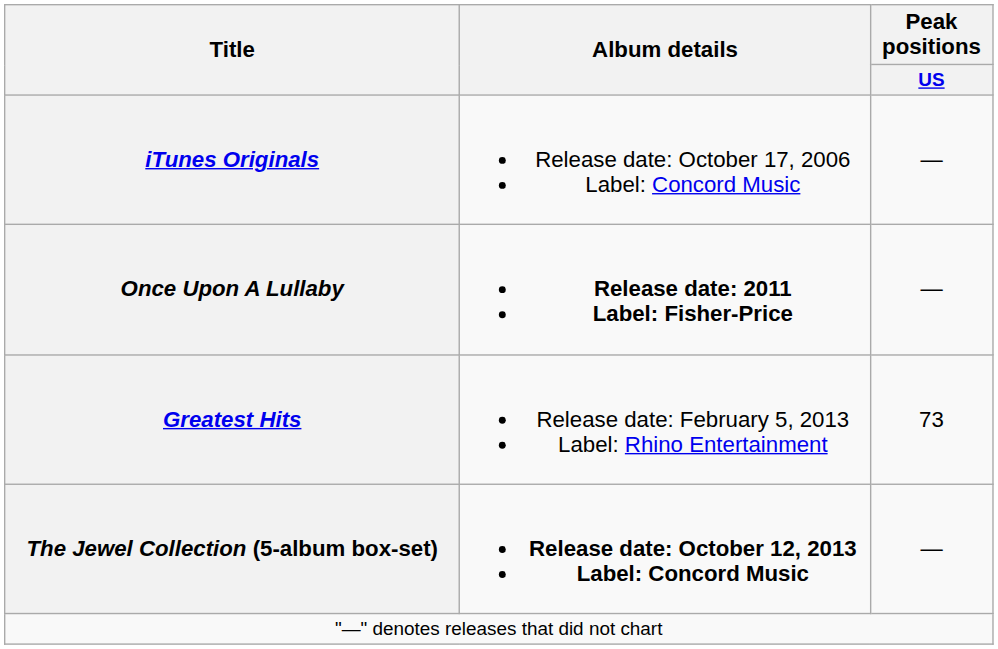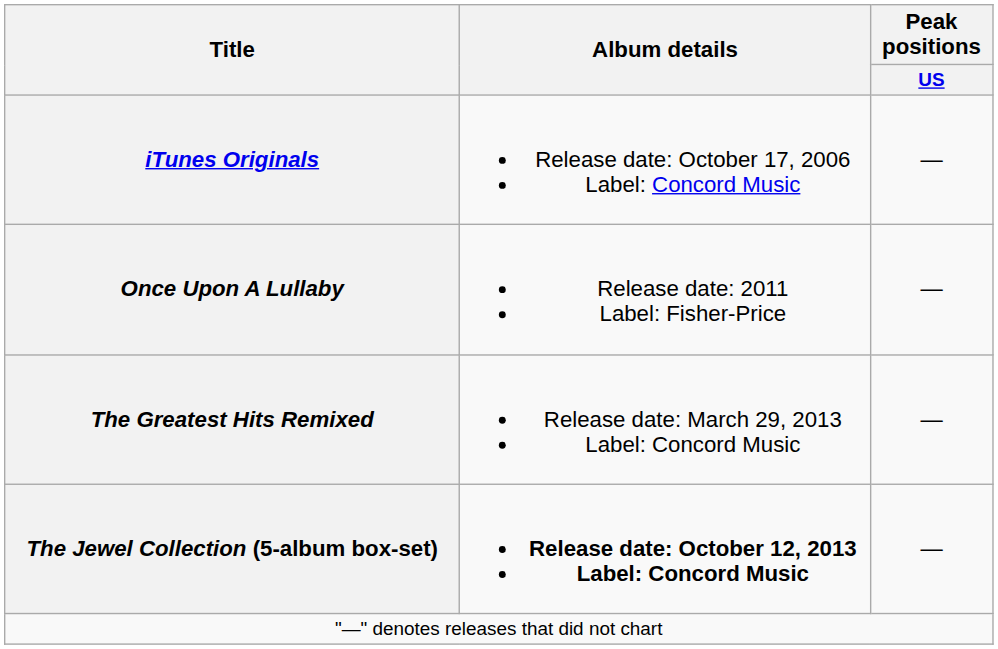(665, 302) bold -> (665, 302) normal
- row: (232, 419)
+ row: (232, 419)
